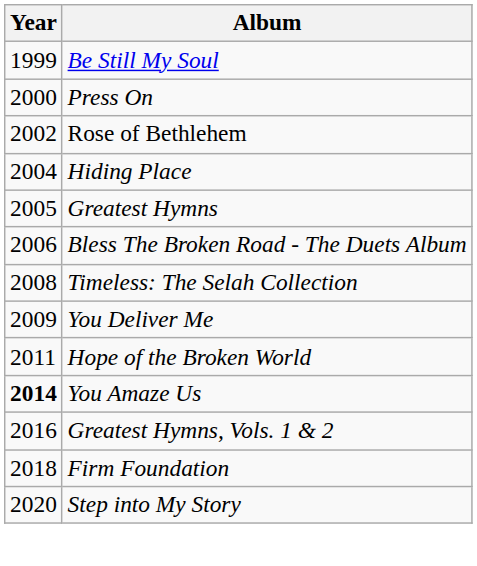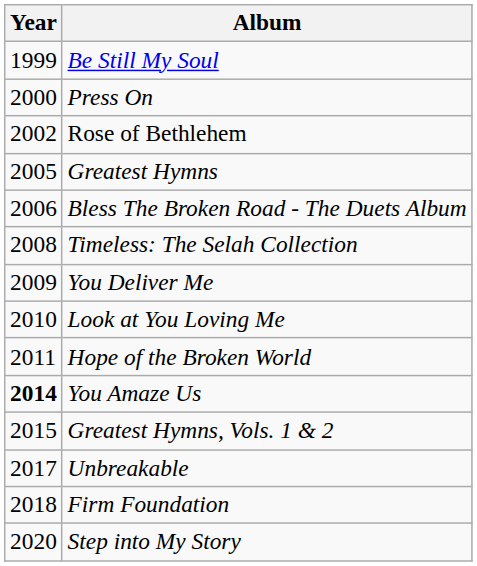- row: (130, 171)
+ row: (176, 319)
(33, 430) 2016 -> (33, 430) 2015
+ row: (128, 467)
